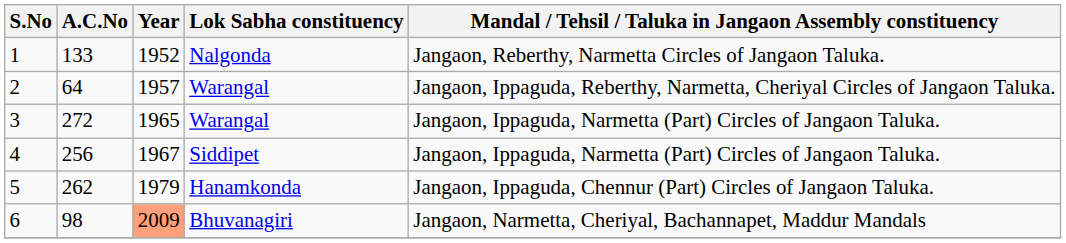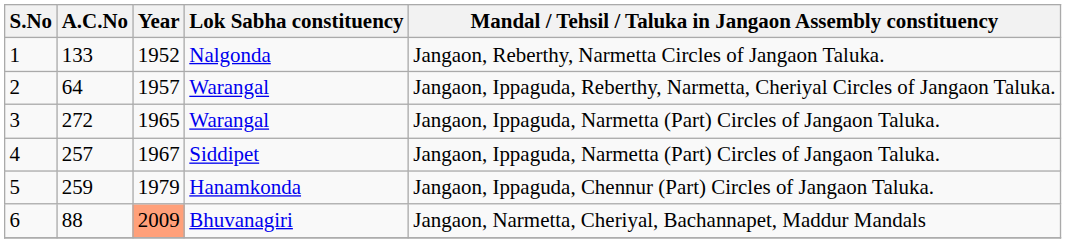(77, 154) 256 -> (77, 154) 257
(77, 187) 262 -> (77, 187) 259
(72, 220) 98 -> (72, 220) 88
